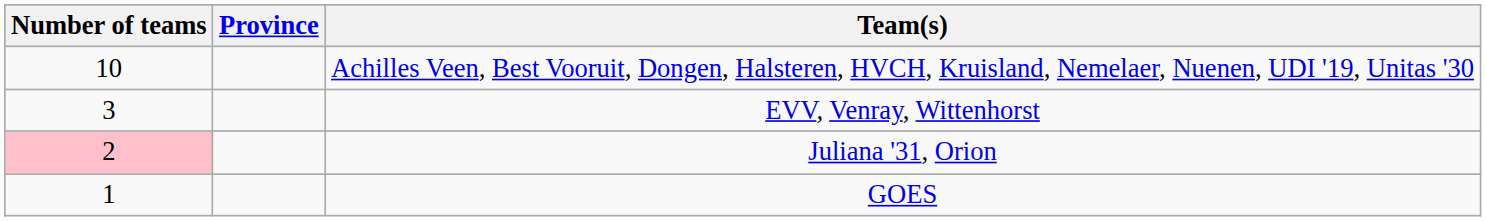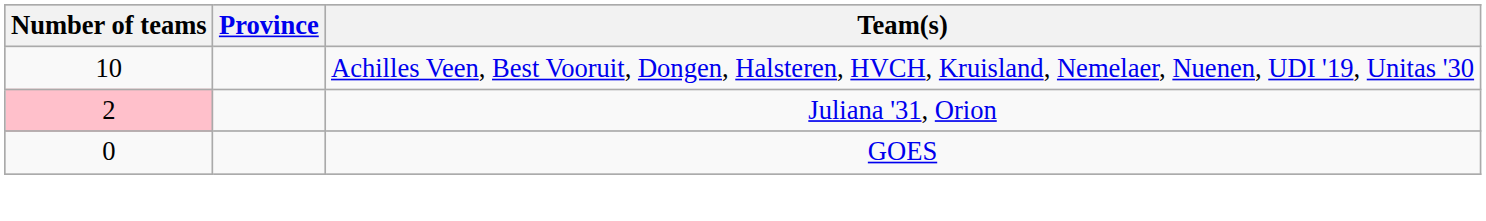- row: (903, 109)
(109, 194) 1 -> (109, 151) 0
